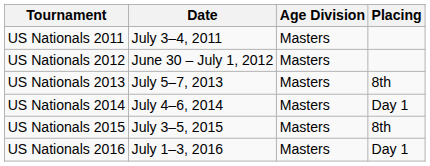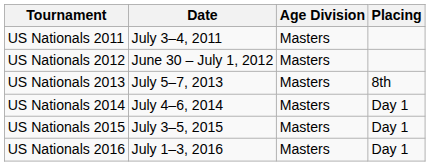(381, 127) 8th -> (390, 127) Day 1
